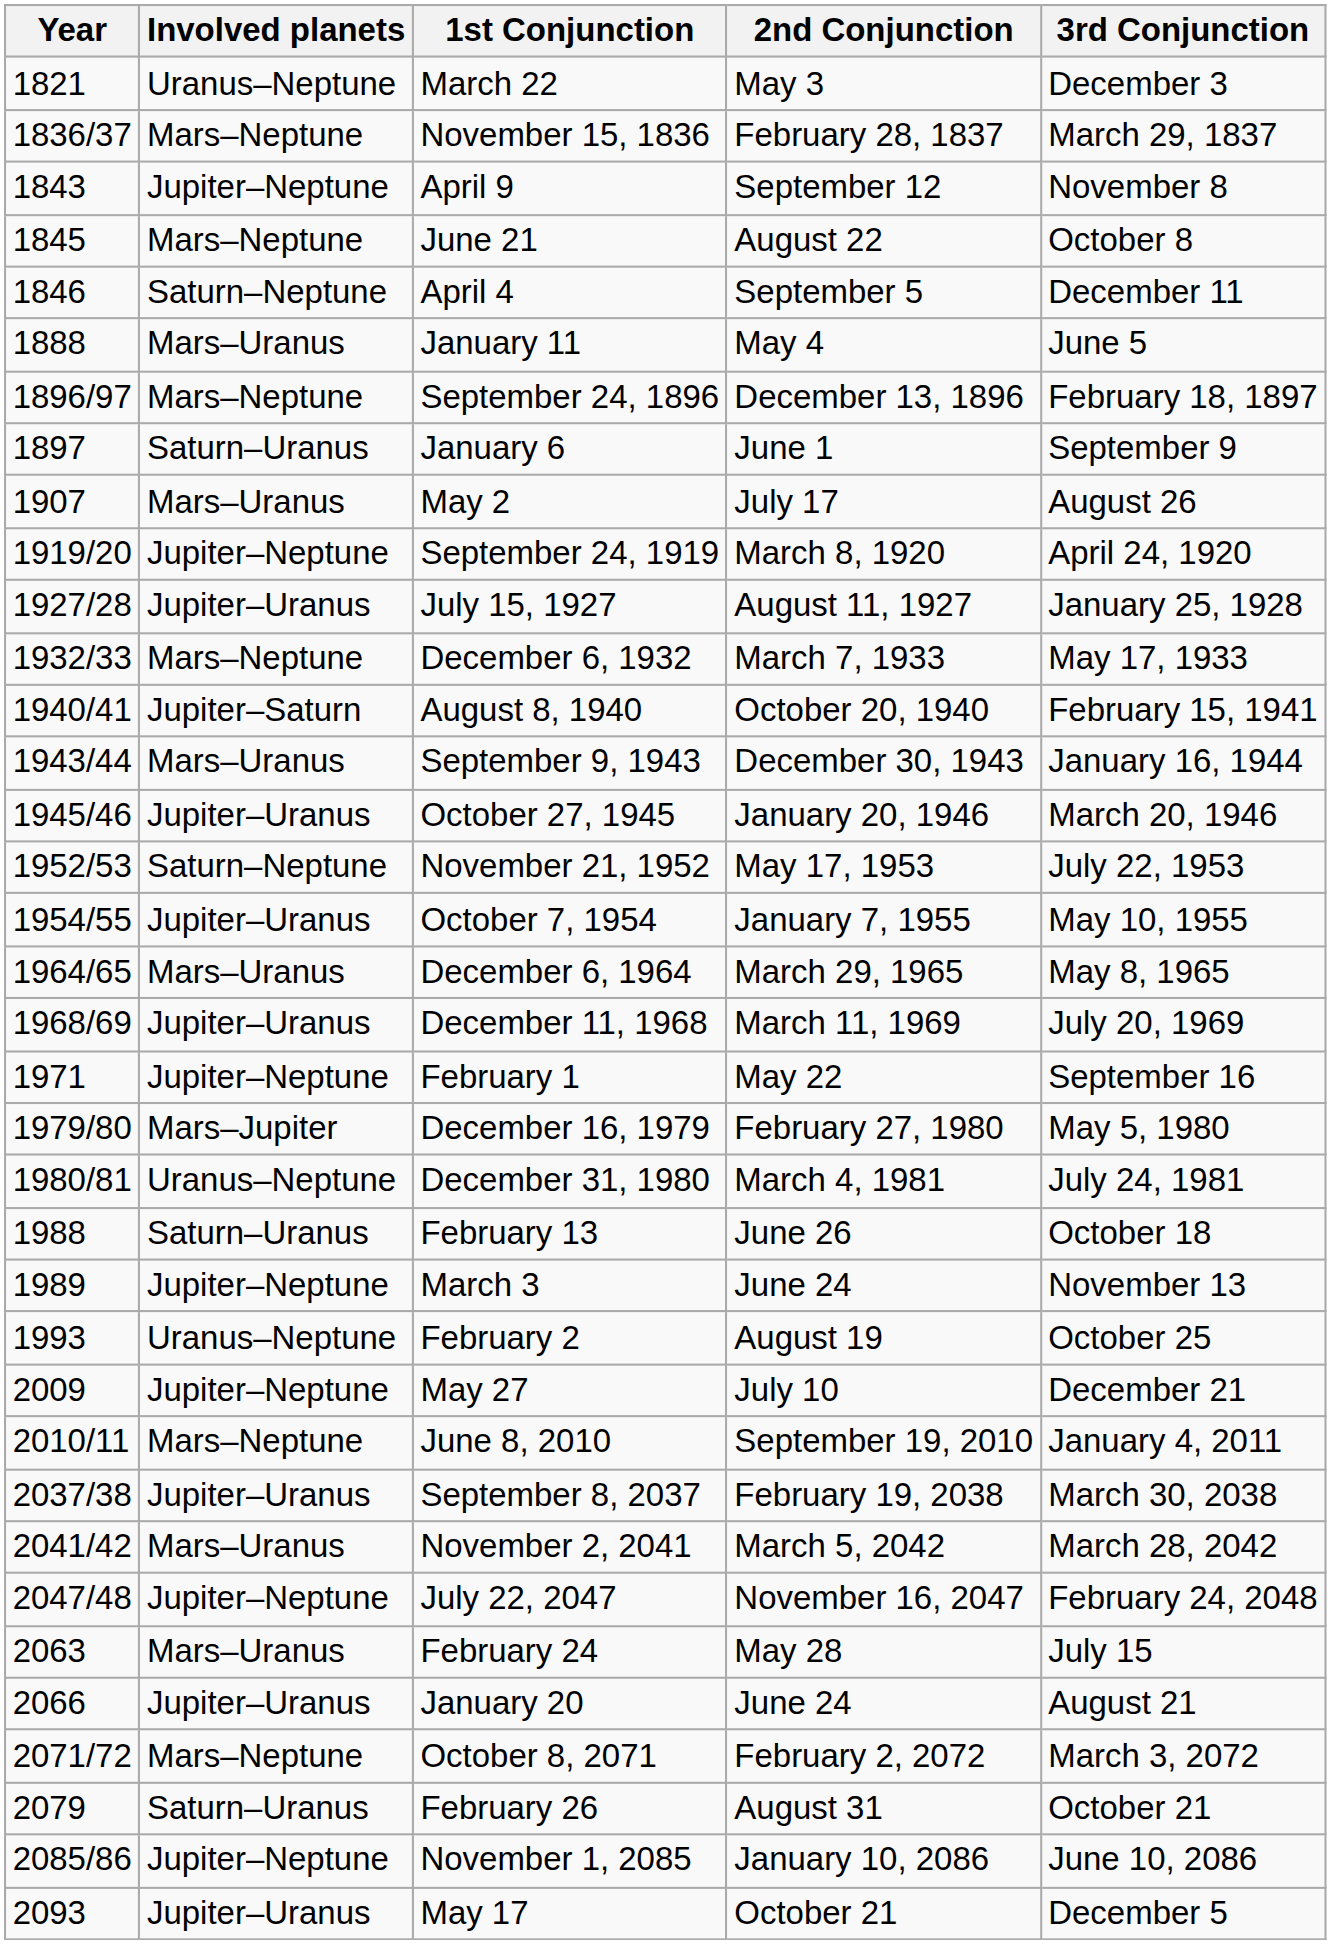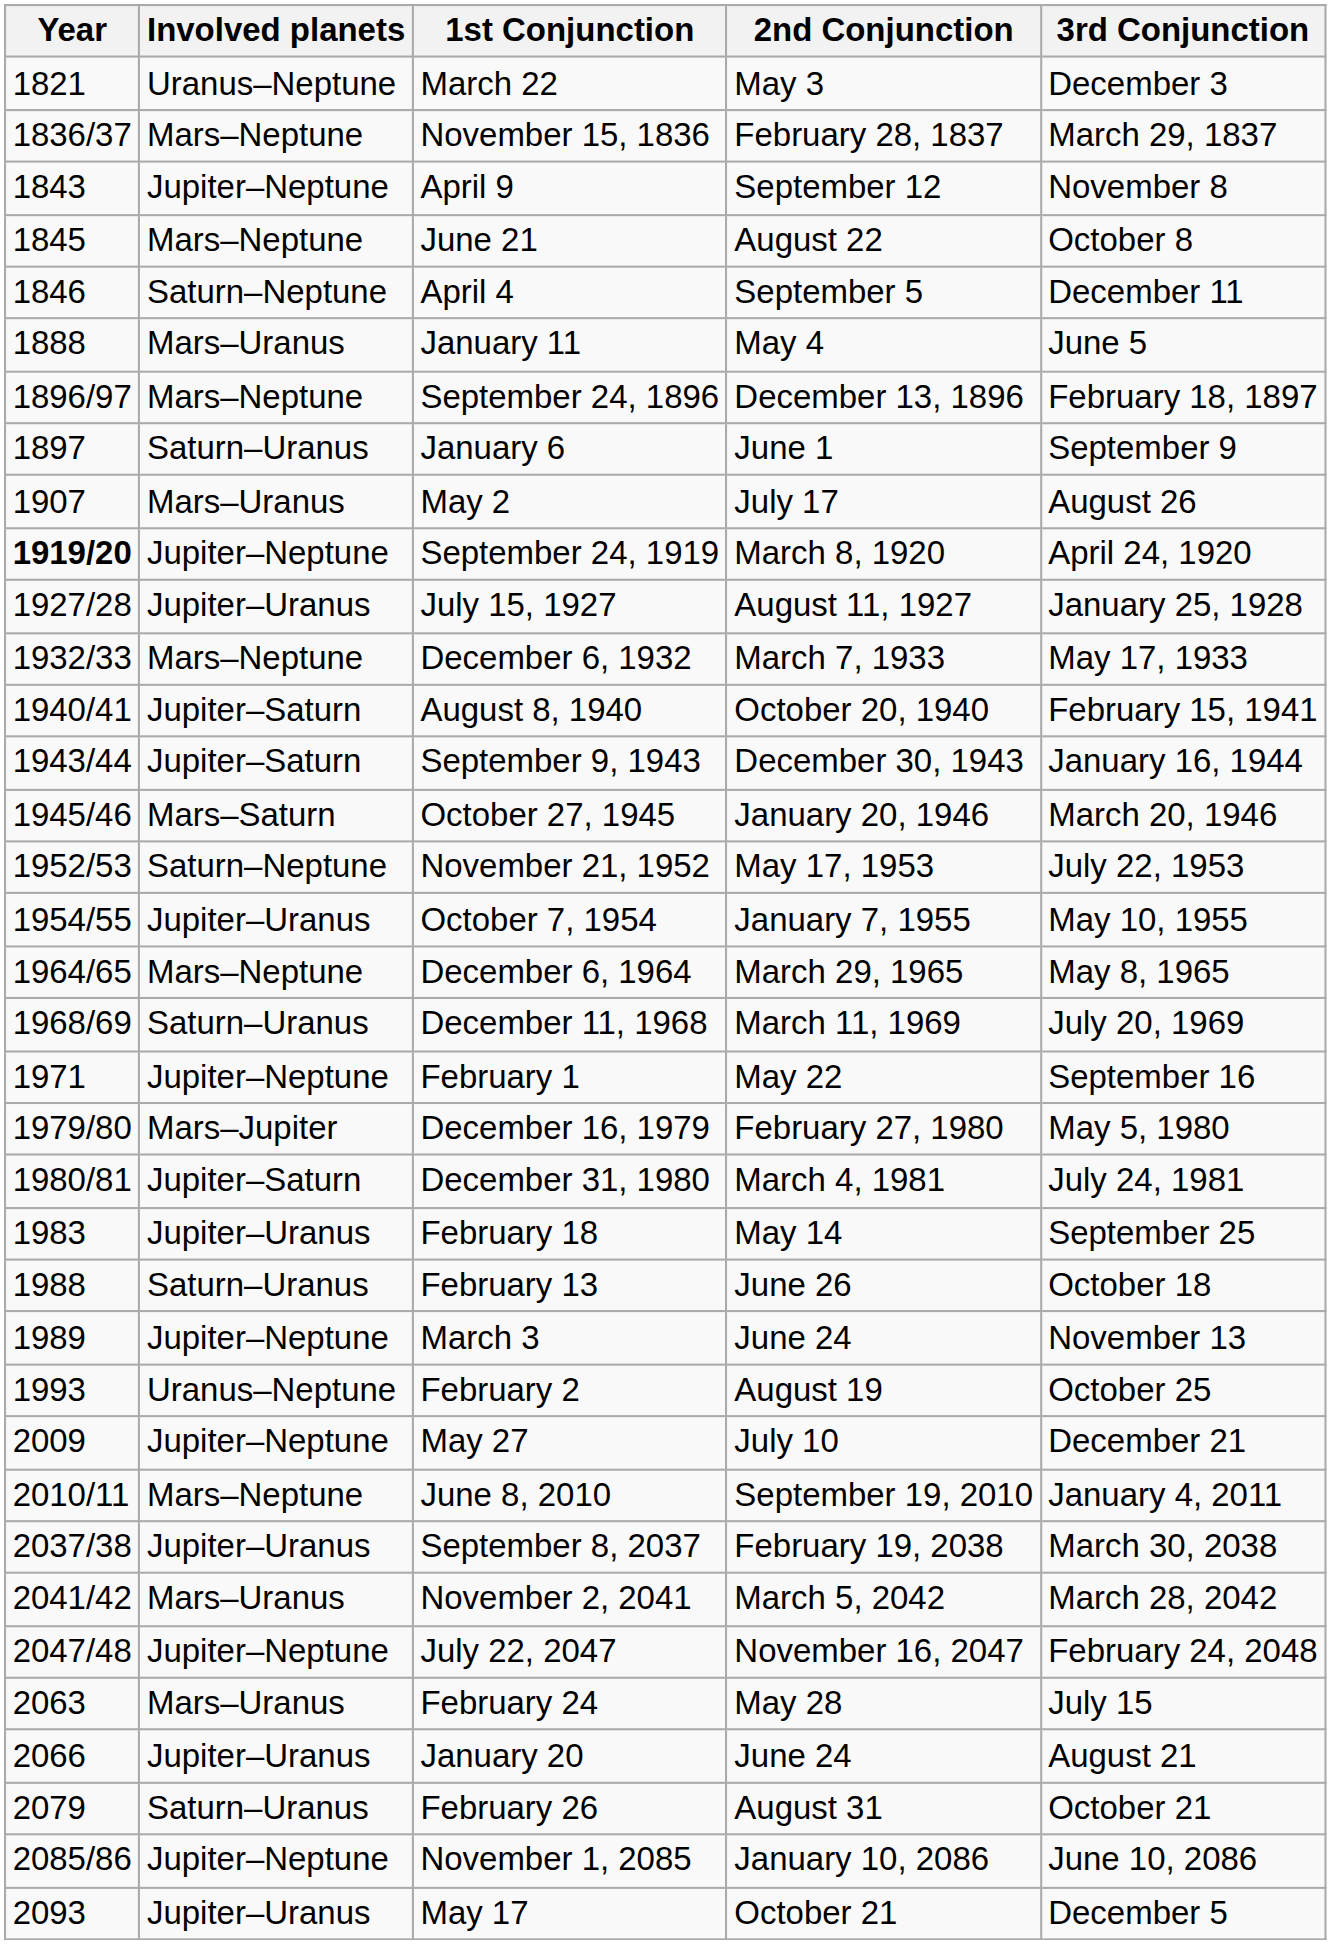(72, 553) normal -> (72, 553) bold
(246, 762) Mars–Uranus -> (254, 762) Jupiter–Saturn
(259, 814) Jupiter–Uranus -> (241, 814) Mars–Saturn
(246, 971) Mars–Uranus -> (255, 971) Mars–Neptune
(259, 1023) Jupiter–Uranus -> (258, 1023) Saturn–Uranus
(272, 1180) Uranus–Neptune -> (254, 1180) Jupiter–Saturn
+ row: (509, 1232)
- row: (539, 1755)
